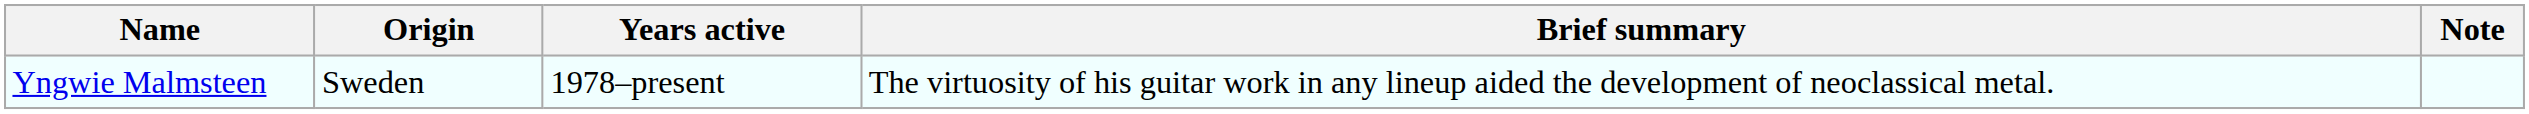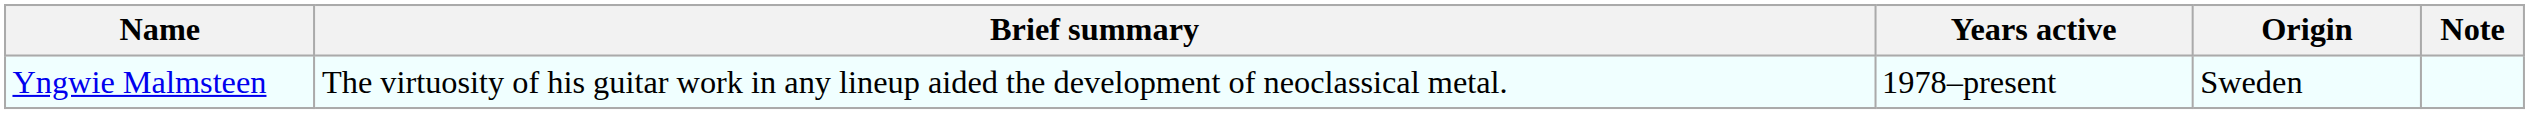columns swapped: (429, 30) <-> (1641, 30)
